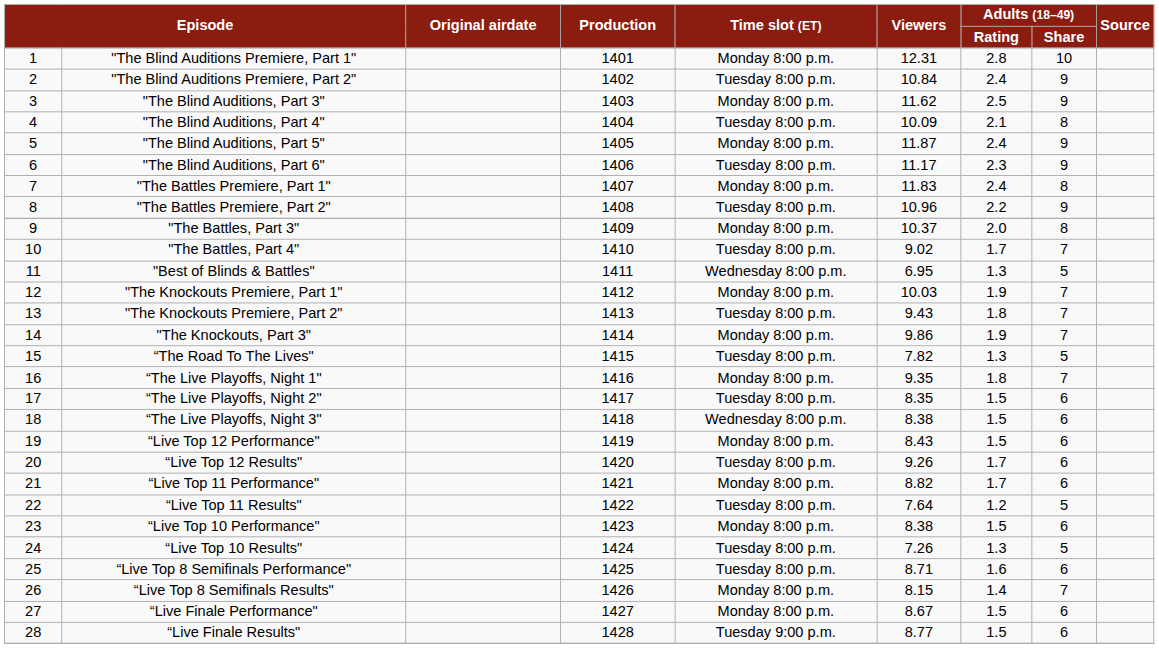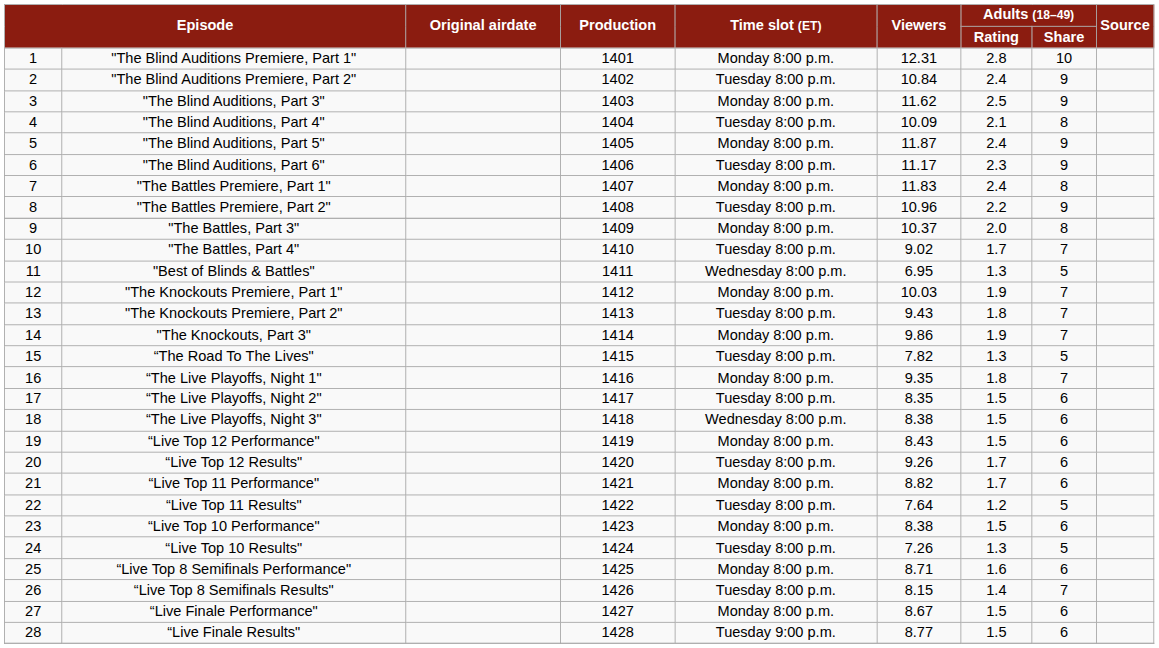(776, 569) Tuesday 8:00 p.m. -> (776, 569) Monday 8:00 p.m.
(776, 590) Monday 8:00 p.m. -> (776, 590) Tuesday 8:00 p.m.
